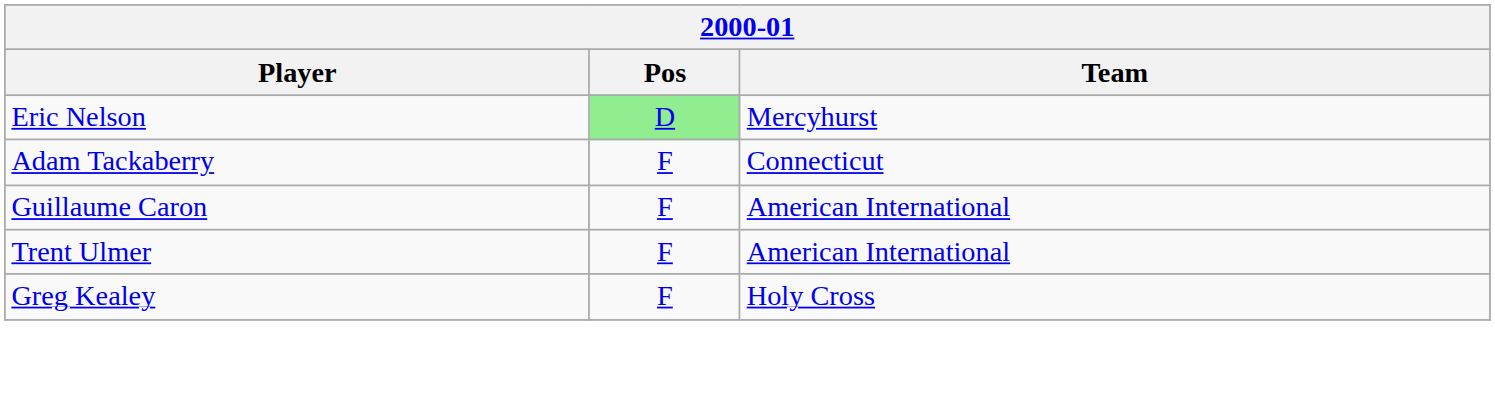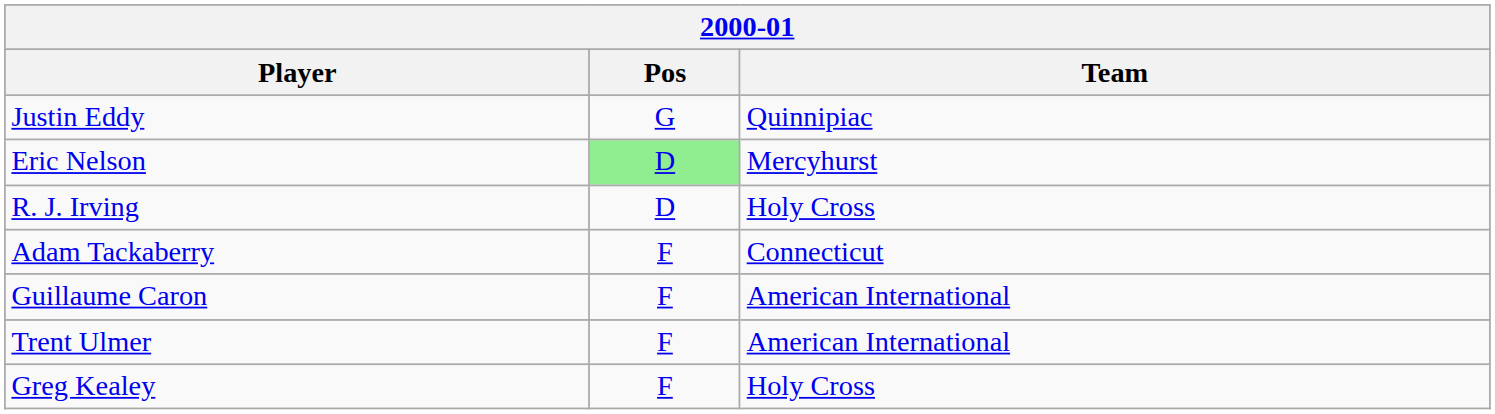+ row: (78, 116)
+ row: (75, 206)
